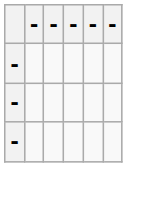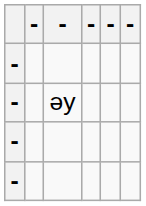+ row: (15, 102)
